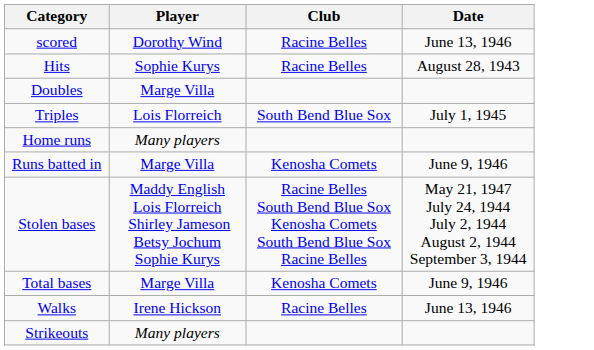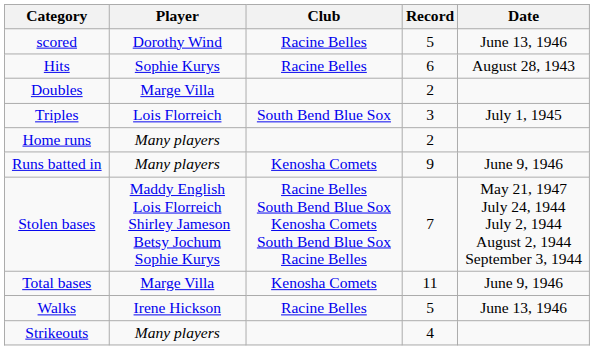+ column: (430, 16)
(177, 164) Marge Villa -> (177, 164) Many players
